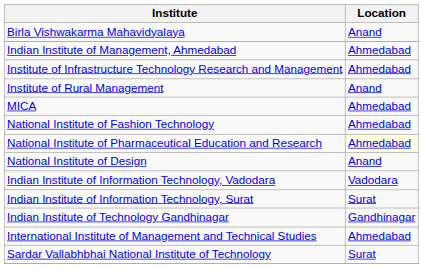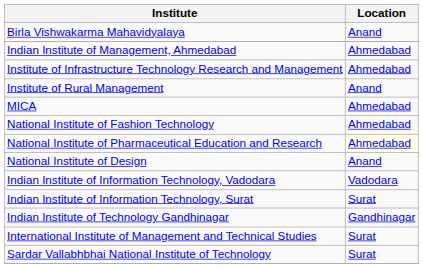(379, 236) Ahmedabad -> (362, 236) Surat
